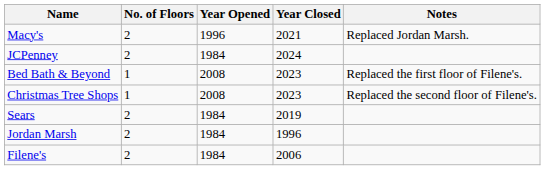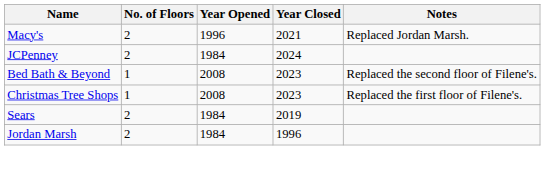(434, 74) Replaced the first floor of Filene's. -> (442, 74) Replaced the second floor of Filene's.
(442, 94) Replaced the second floor of Filene's. -> (434, 94) Replaced the first floor of Filene's.
- row: (27, 154)
